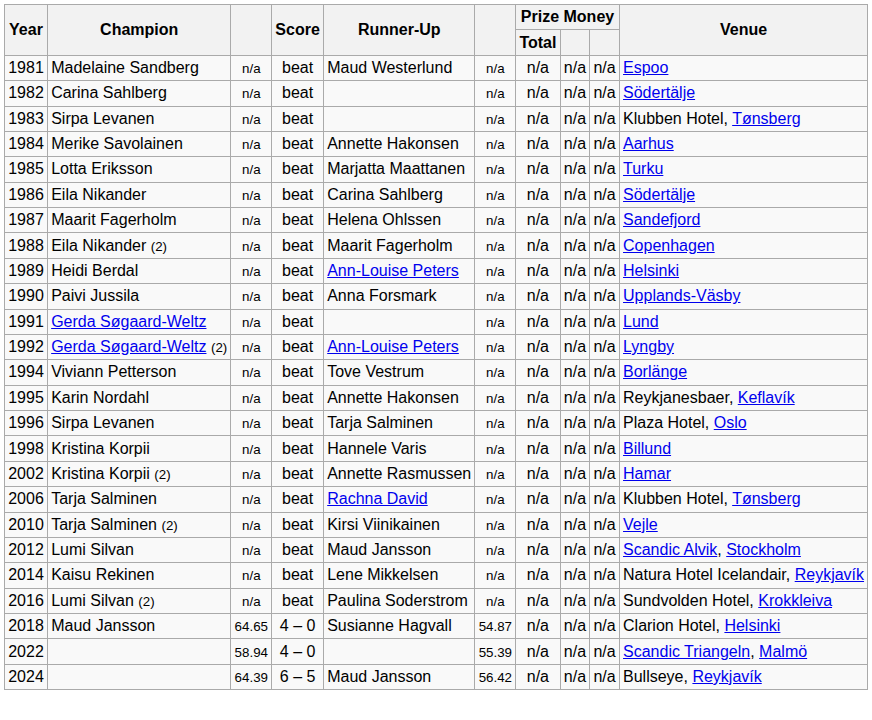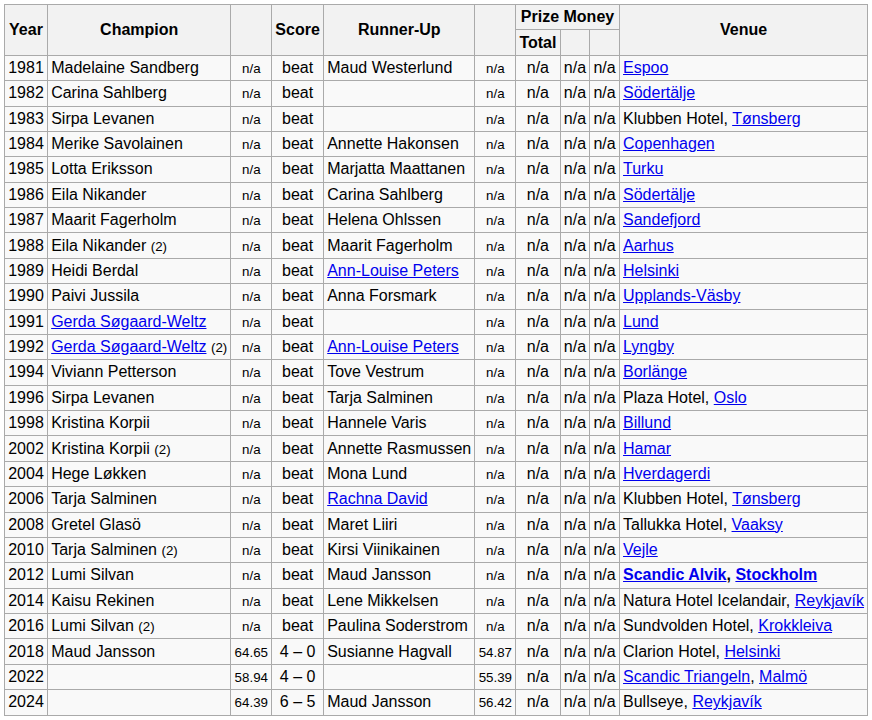(648, 144) Aarhus -> (669, 144) Copenhagen
(669, 245) Copenhagen -> (648, 245) Aarhus
- row: (26, 397)
+ row: (26, 473)
+ row: (26, 524)
(712, 550) normal -> (720, 575) bold
